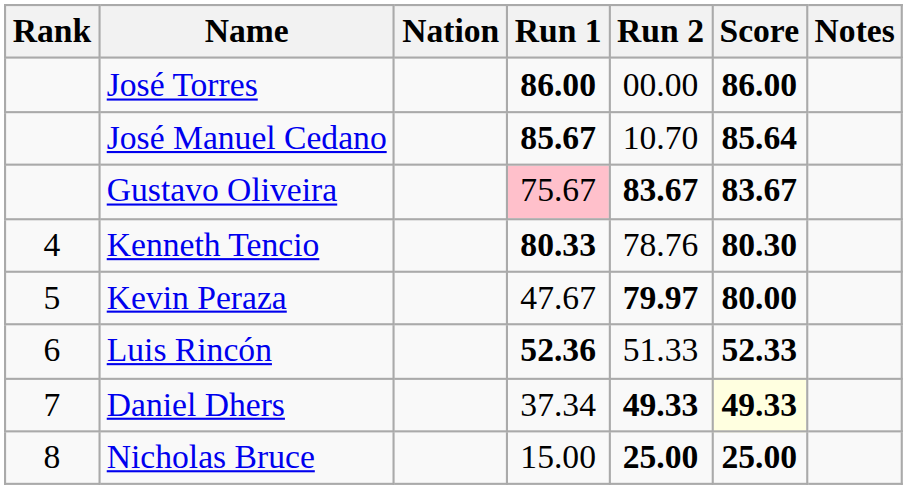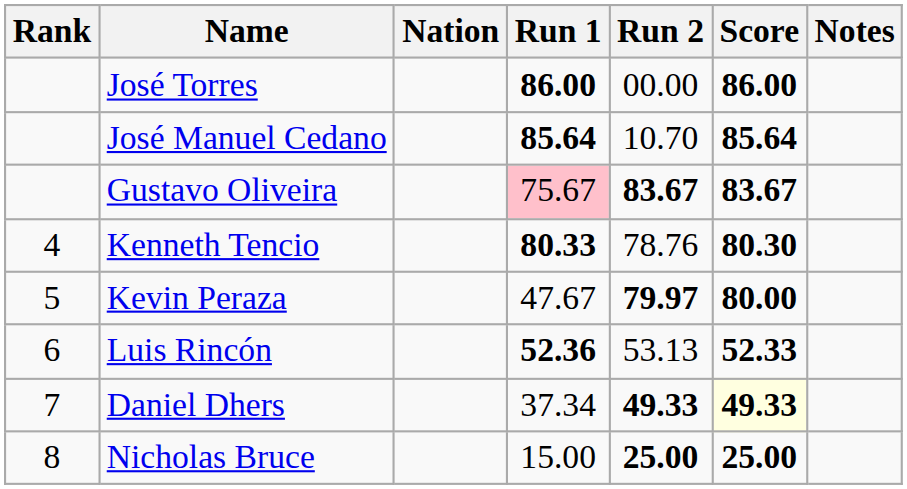(558, 137) 85.67 -> (558, 137) 85.64
(661, 350) 51.33 -> (661, 350) 53.13
